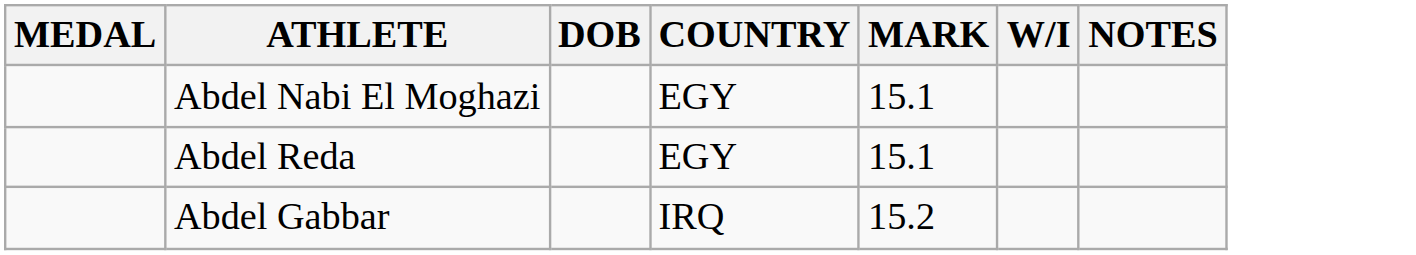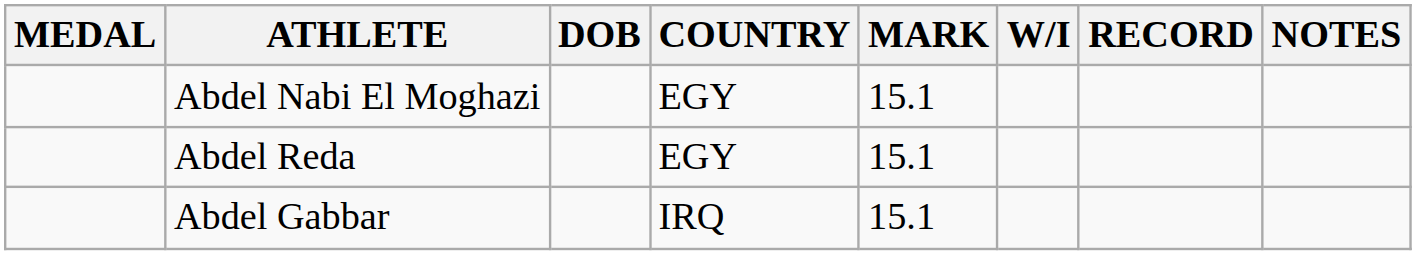+ column: (1171, 34)
(902, 216) 15.2 -> (902, 216) 15.1
